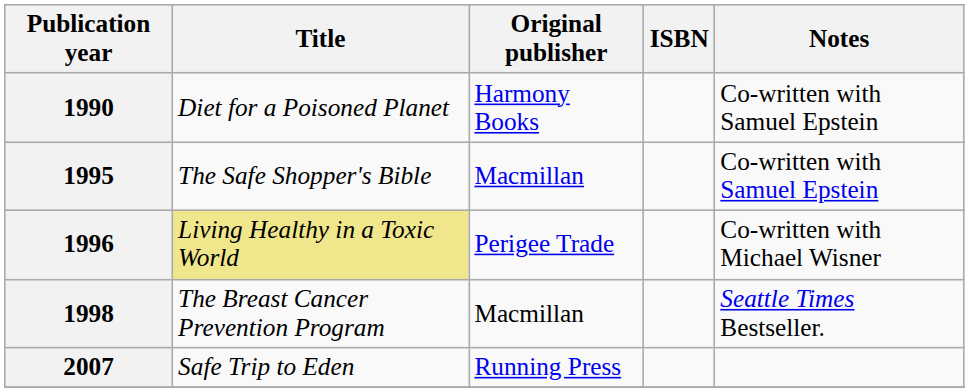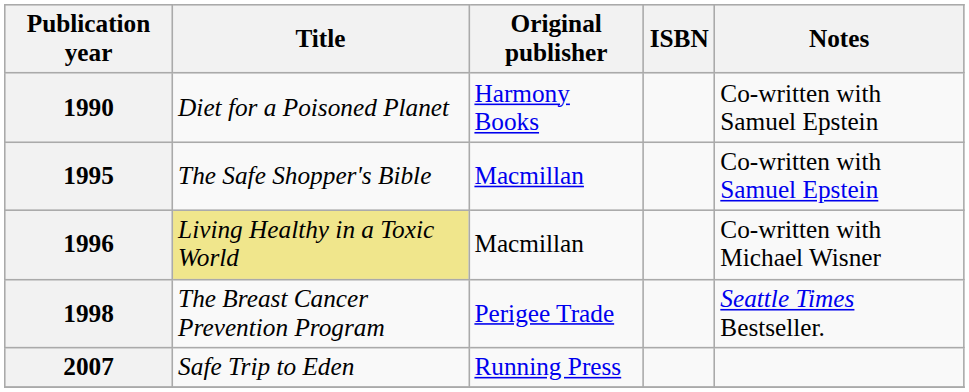(544, 244) Perigee Trade -> (529, 244) Macmillan
(529, 312) Macmillan -> (544, 312) Perigee Trade
